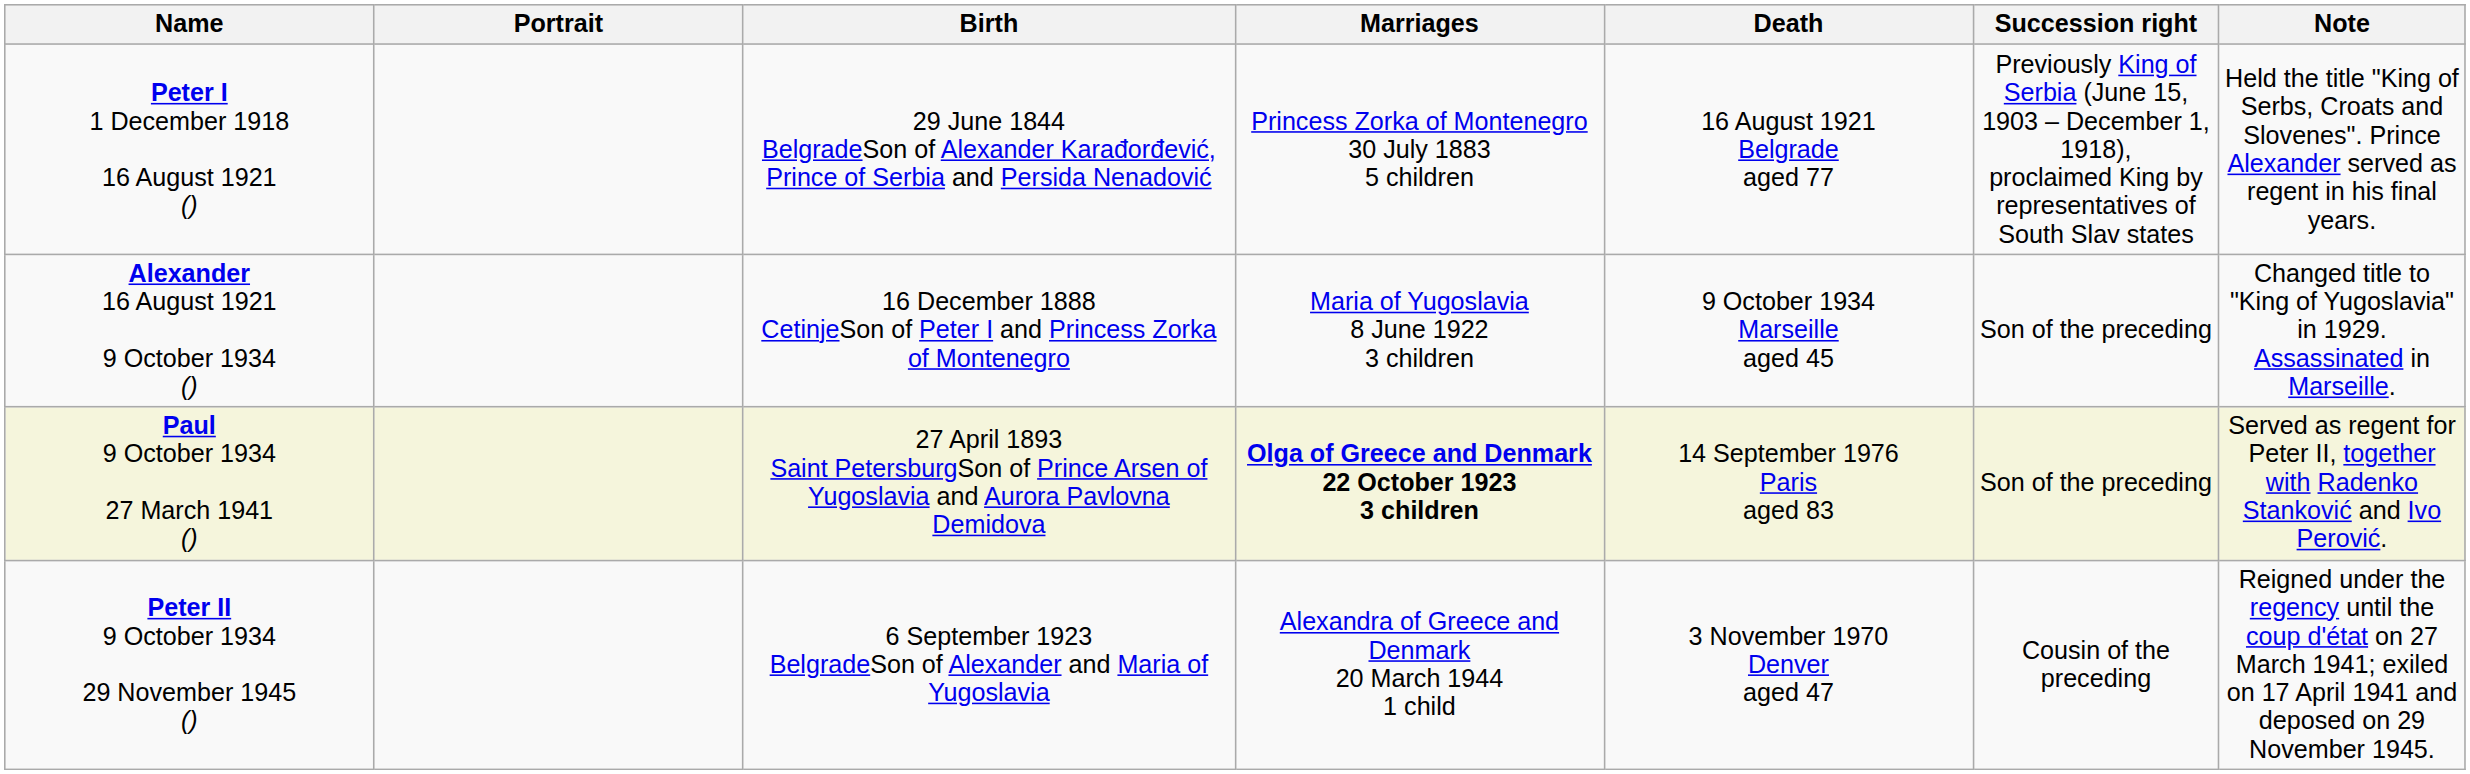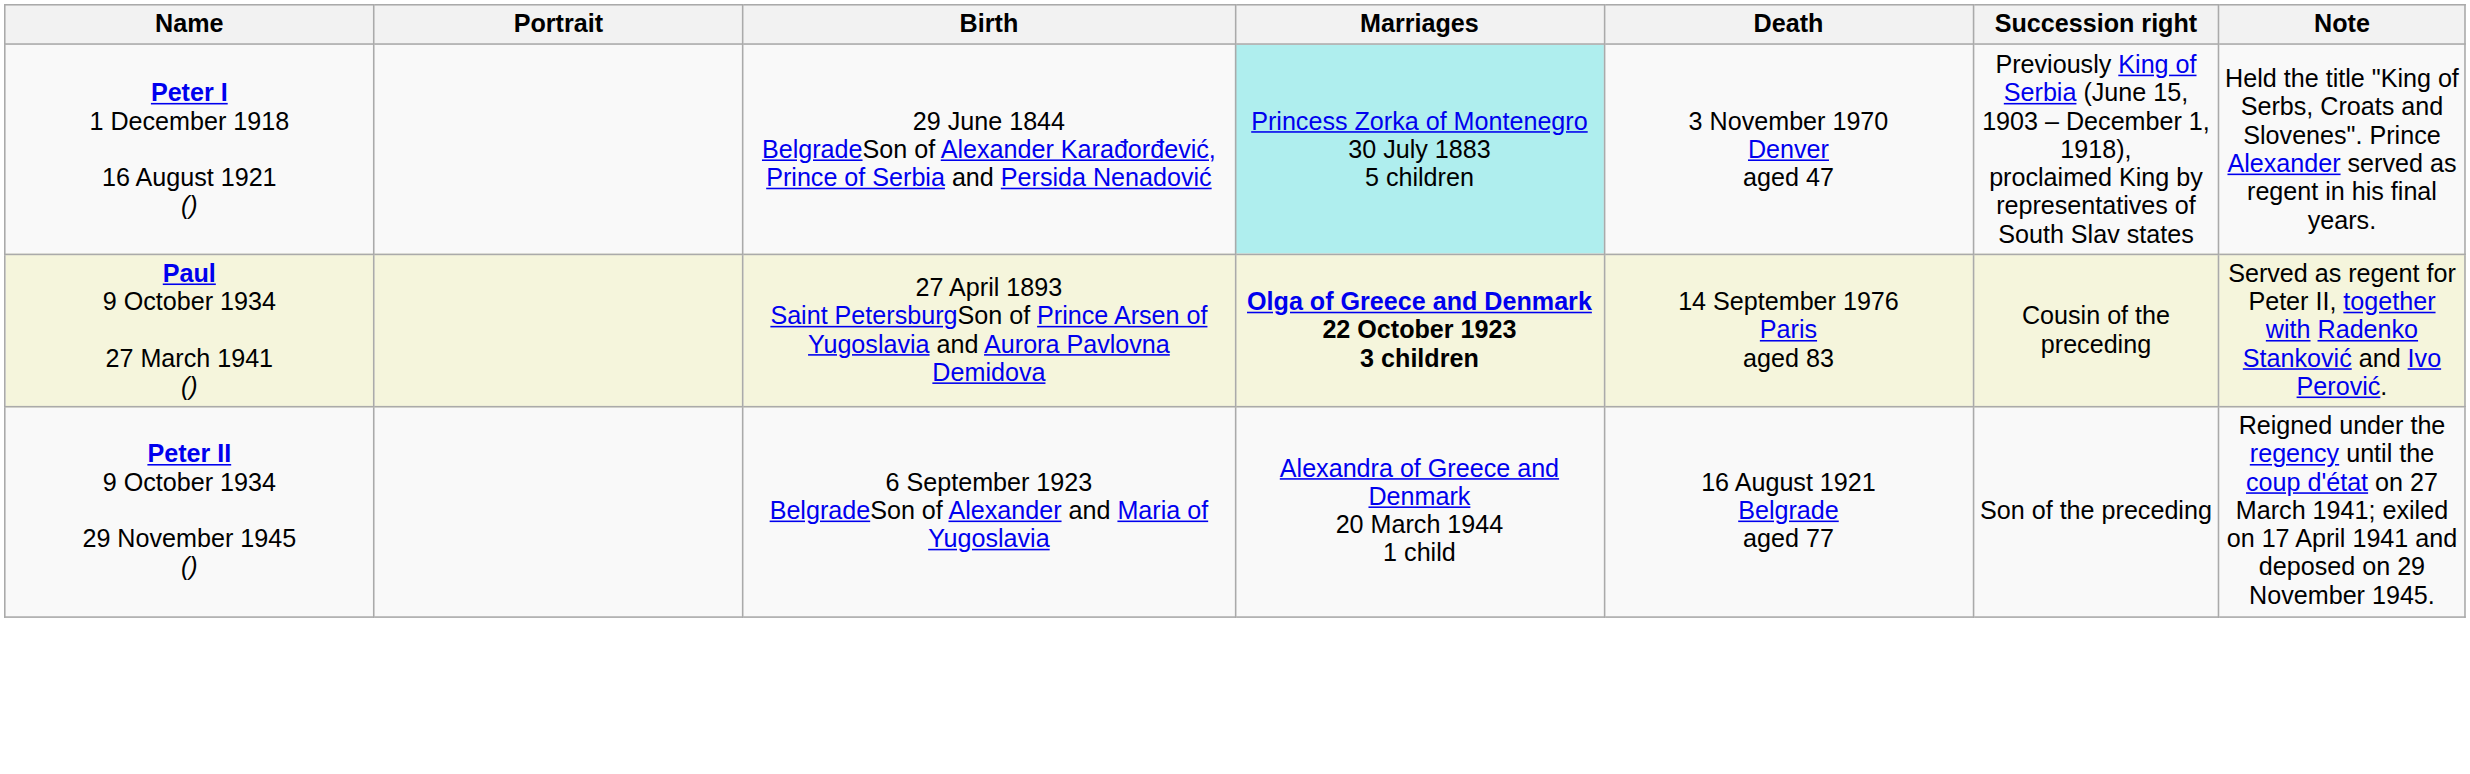(1419, 149) no background -> (1419, 149) paleturquoise background
(1788, 149) 16 August 1921 Belgrade aged 77 -> (1788, 149) 3 November 1970 Denver aged 47
- row: (189, 330)
(2096, 483) Son of the preceding -> (2096, 330) Cousin of the preceding
(1788, 664) 3 November 1970 Denver aged 47 -> (1788, 511) 16 August 1921 Belgrade aged 77
(2096, 664) Cousin of the preceding -> (2096, 511) Son of the preceding
